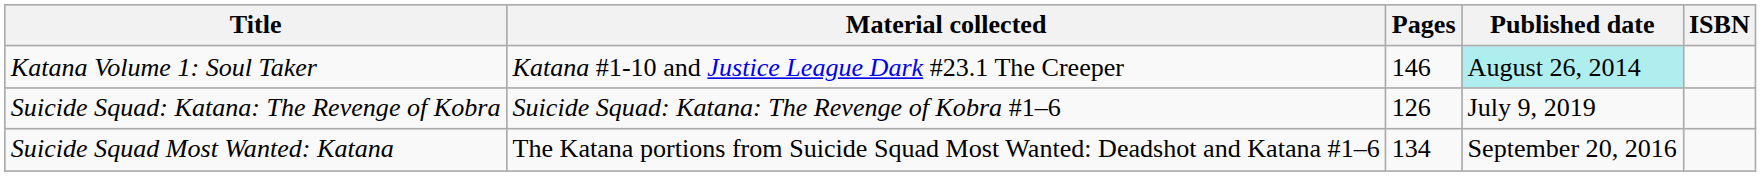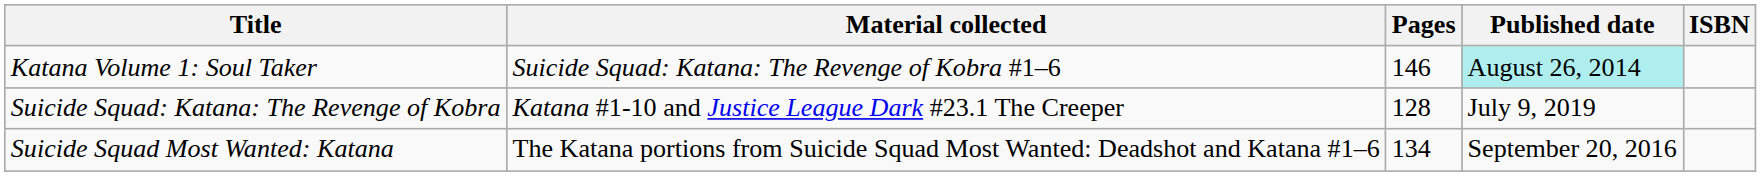(818, 66) Katana #1-10 and Justice League Dark #23.1 The Creeper -> (787, 66) Suicide Squad: Katana: The Revenge of Kobra #1–6
(787, 107) Suicide Squad: Katana: The Revenge of Kobra #1–6 -> (818, 107) Katana #1-10 and Justice League Dark #23.1 The Creeper
(1411, 107) 126 -> (1411, 107) 128
